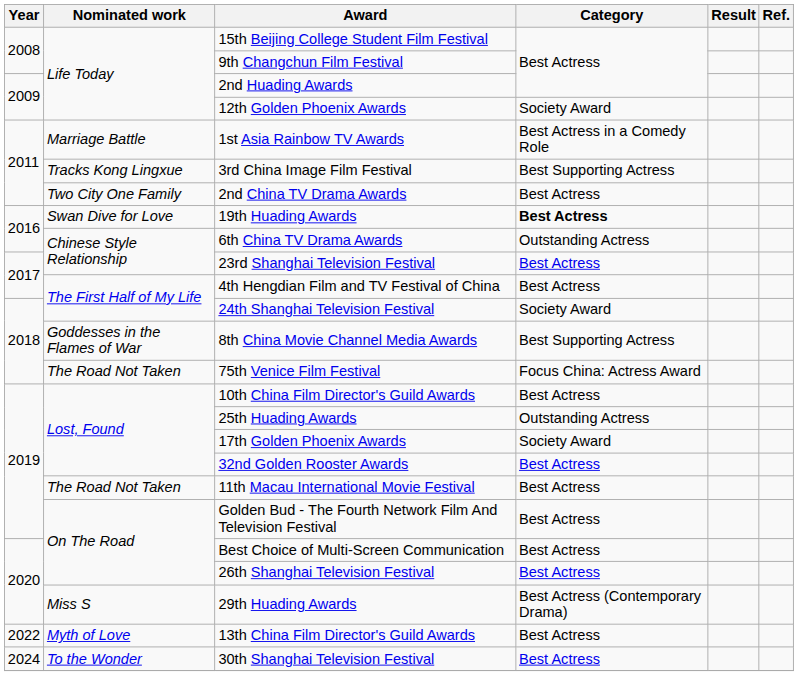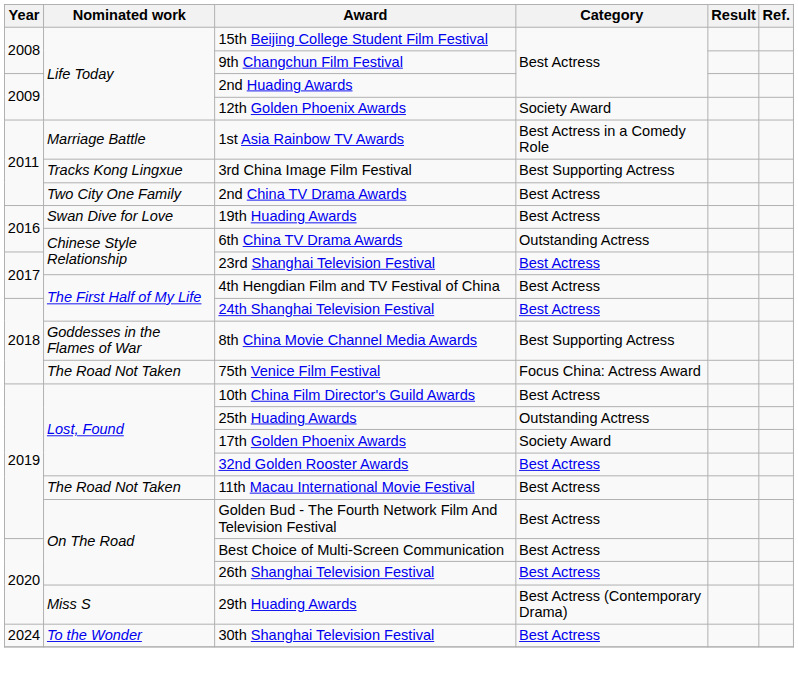(563, 217) bold -> (559, 217) normal
(565, 309) Society Award -> (559, 309) Best Actress
- row: (347, 635)
